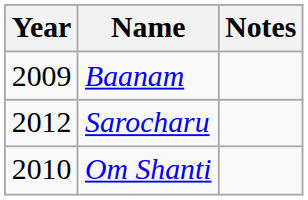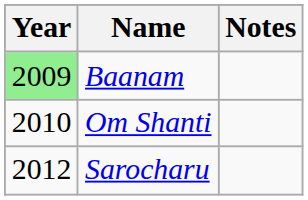(42, 75) no background -> (42, 75) lightgreen background
rows swapped: (148, 169) <-> (147, 122)
